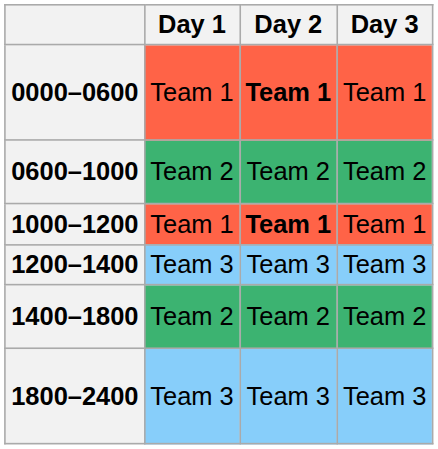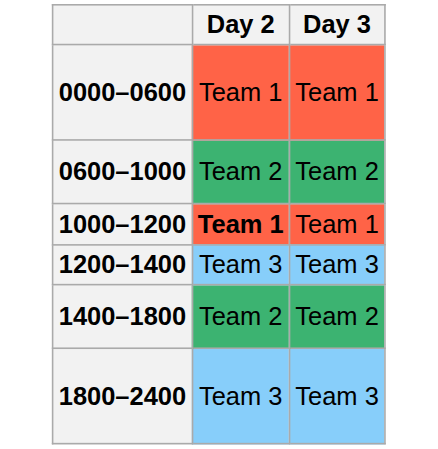- column: (192, 24)
(288, 92) bold -> (241, 92) normal
